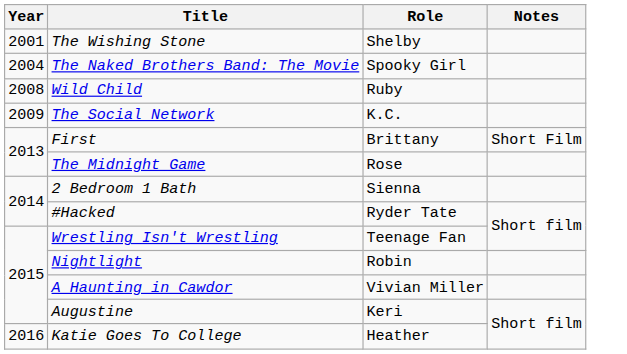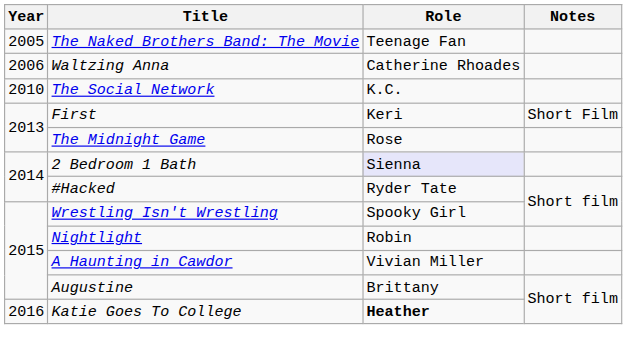- row: (128, 41)
(26, 66) 2004 -> (26, 41) 2005
(416, 66) Spooky Girl -> (416, 41) Teenage Fan
+ row: (110, 66)
- row: (97, 91)
(26, 115) 2009 -> (26, 91) 2010
(403, 140) Brittany -> (385, 115) Keri
(394, 189) no background -> (394, 164) lavender background
(416, 238) Teenage Fan -> (416, 213) Spooky Girl
(385, 312) Keri -> (403, 287) Brittany
(398, 336) normal -> (398, 312) bold
